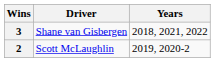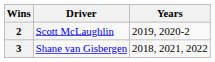rows swapped: (19, 31) <-> (19, 49)
